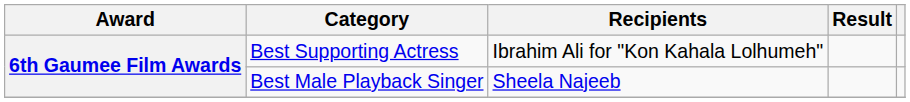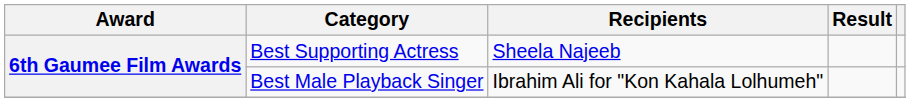(658, 50) Ibrahim Ali for "Kon Kahala Lolhumeh" -> (557, 50) Sheela Najeeb
(557, 81) Sheela Najeeb -> (658, 81) Ibrahim Ali for "Kon Kahala Lolhumeh"
